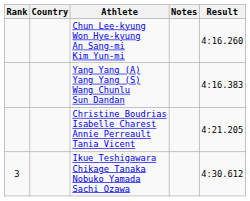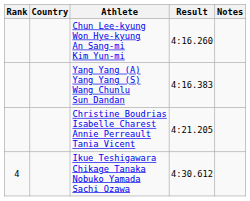columns swapped: (222, 11) <-> (184, 11)
(17, 174) 3 -> (17, 174) 4
